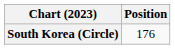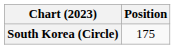(146, 34) 176 -> (146, 34) 175
